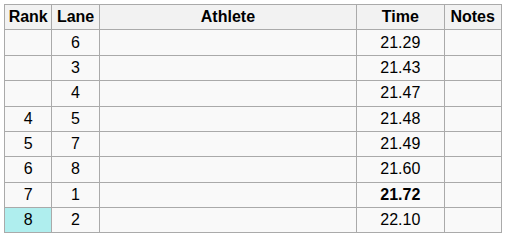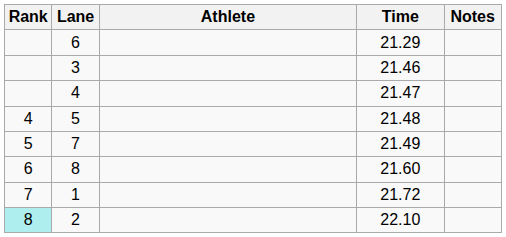(400, 67) 21.43 -> (400, 67) 21.46
(400, 194) bold -> (400, 194) normal
